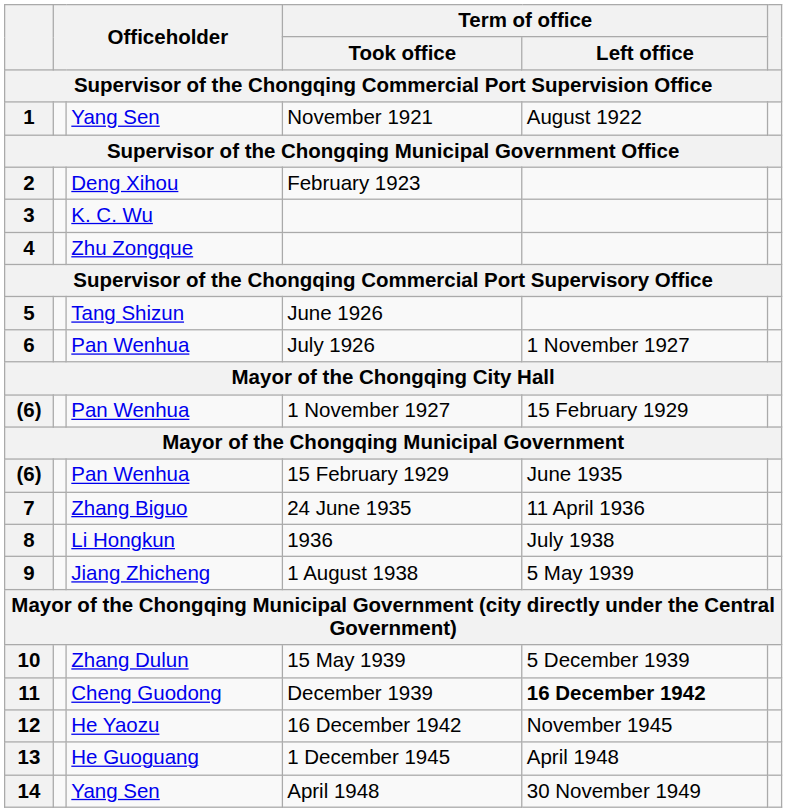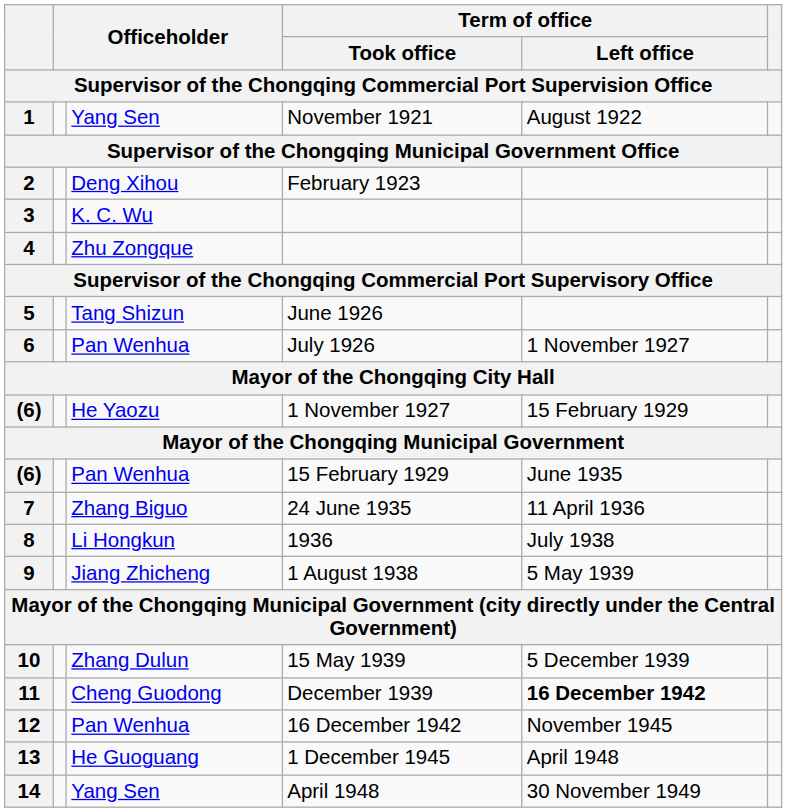(130, 410) Pan Wenhua -> (115, 410) He Yaozu
(115, 725) He Yaozu -> (130, 725) Pan Wenhua
